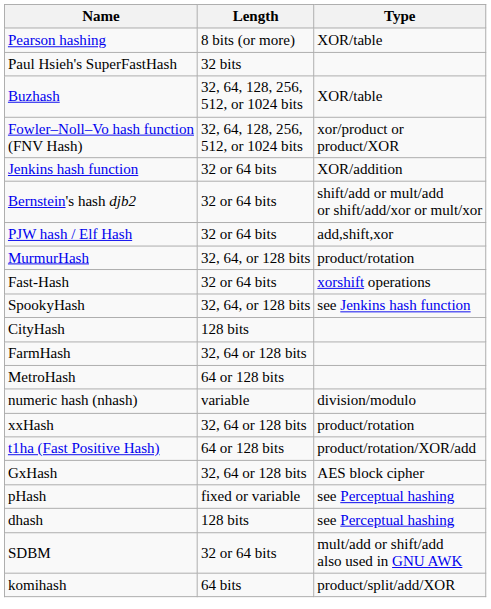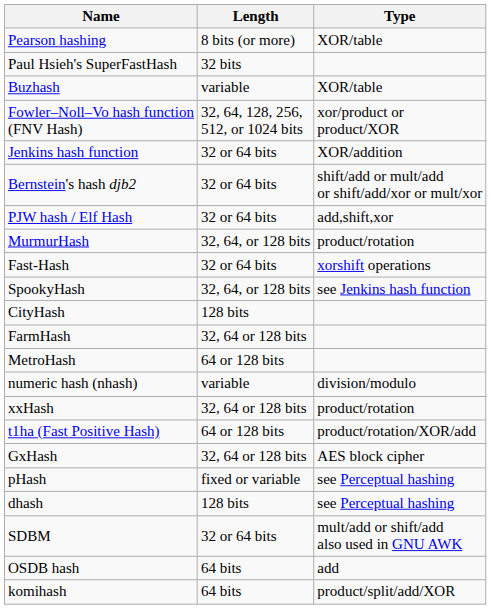(252, 96) 32, 64, 128, 256, 512, or 1024 bits -> (225, 87) variable
+ row: (44, 568)
